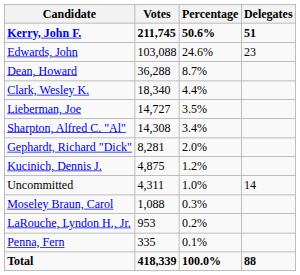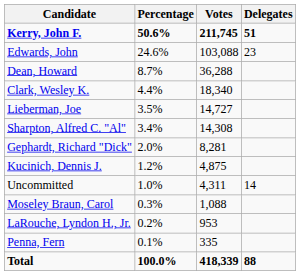columns swapped: (157, 14) <-> (210, 14)
